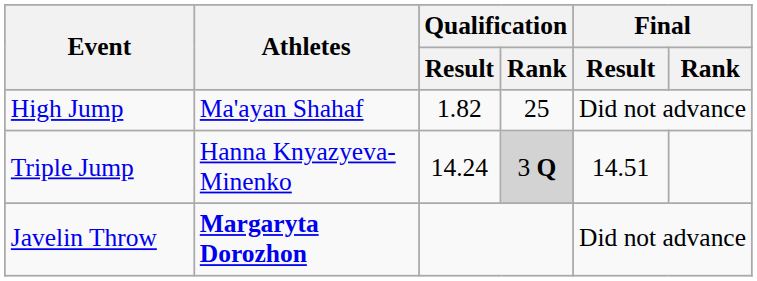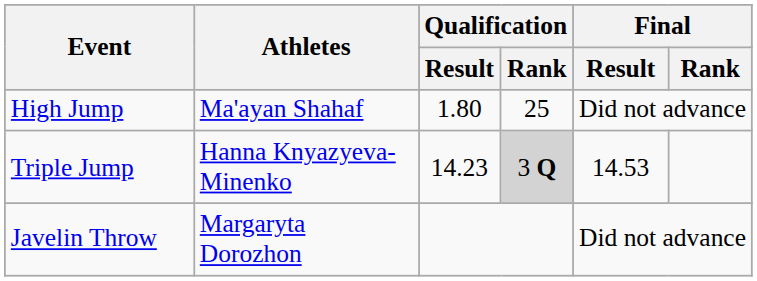(459, 109) 1.82 -> (459, 109) 1.80
(459, 167) 14.24 -> (459, 167) 14.23
(621, 167) 14.51 -> (621, 167) 14.53
(259, 239) bold -> (253, 239) normal
